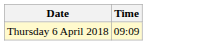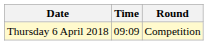+ column: (173, 13)
